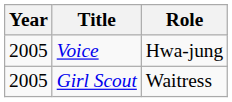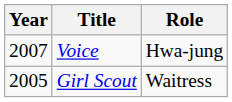(28, 50) 2005 -> (28, 50) 2007
